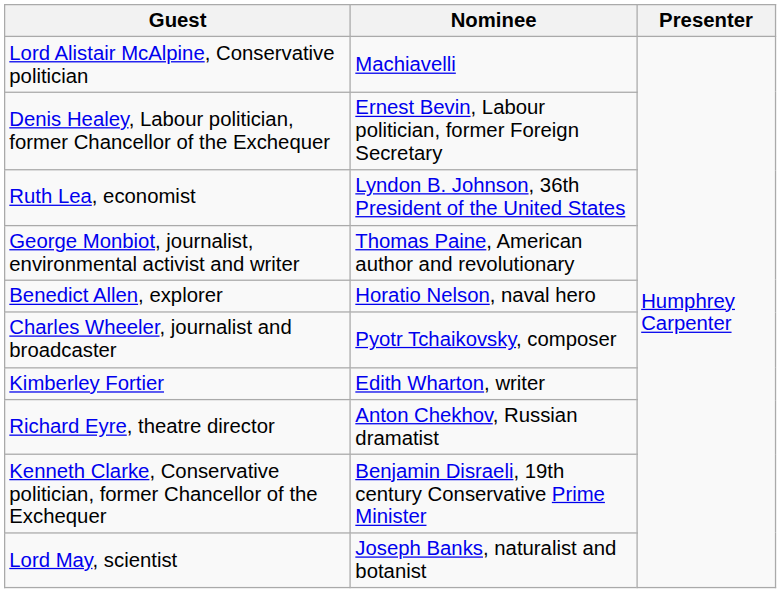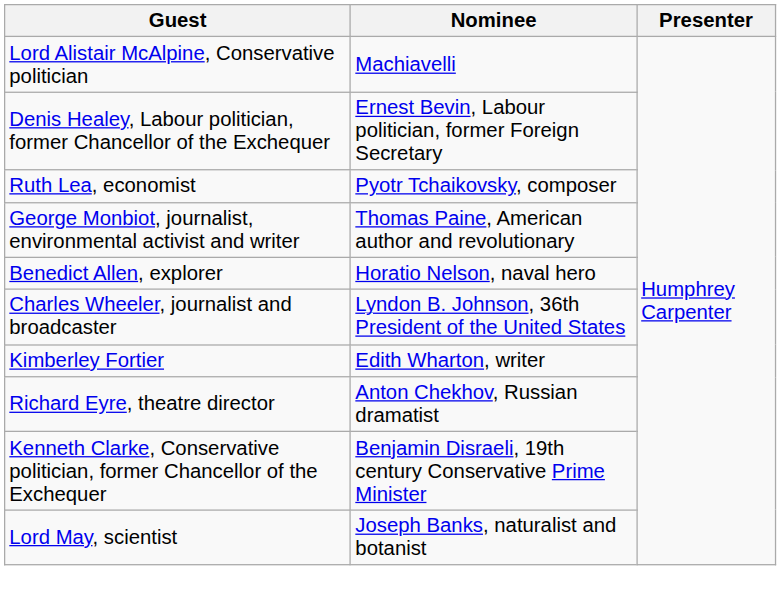(490, 197) Lyndon B. Johnson, 36th President of the United States -> (486, 185) Pyotr Tchaikovsky, composer
(486, 339) Pyotr Tchaikovsky, composer -> (490, 316) Lyndon B. Johnson, 36th President of the United States
